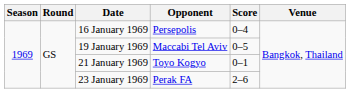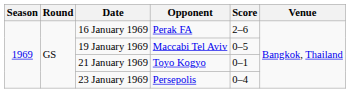(175, 29) Persepolis -> (173, 29) Perak FA
(240, 29) 0–4 -> (240, 29) 2–6
(173, 79) Perak FA -> (175, 79) Persepolis
(240, 79) 2–6 -> (240, 79) 0–4
